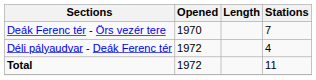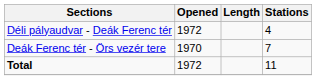rows swapped: (86, 30) <-> (89, 48)
